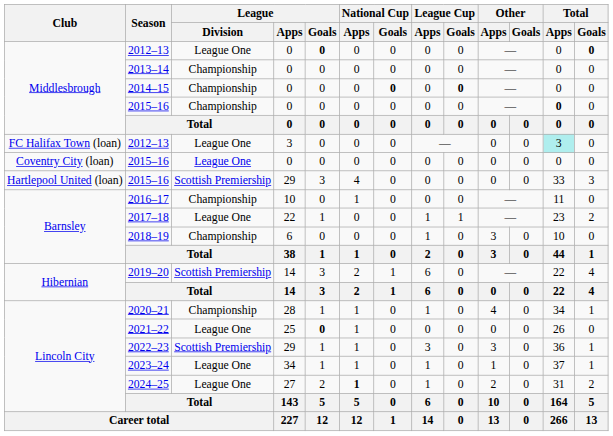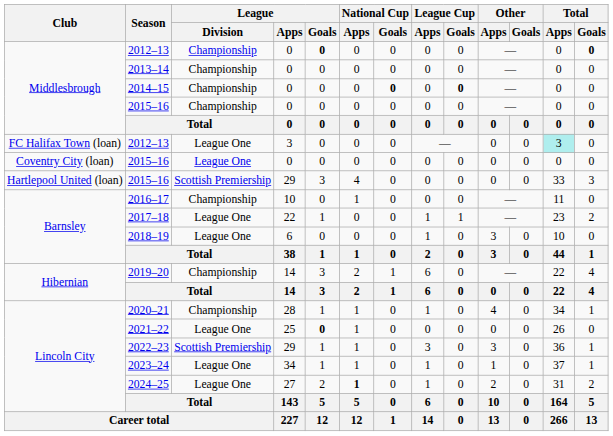(223, 50) League One -> (223, 50) Championship
(559, 106) bold -> (559, 106) normal
(223, 236) Championship -> (223, 236) League One
(223, 273) Scottish Premiership -> (223, 273) Championship
